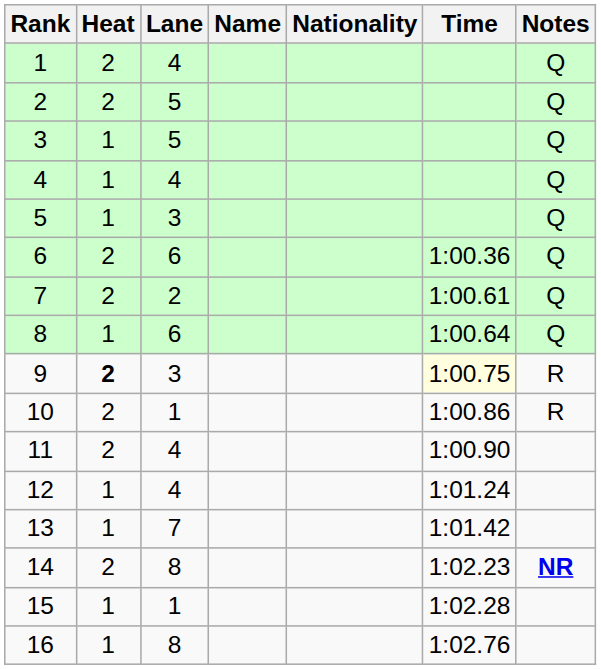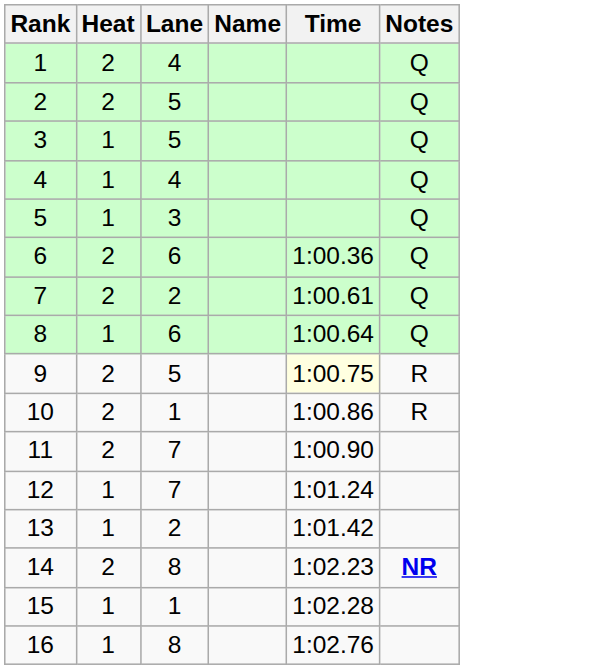- column: (355, 23)
(108, 373) bold -> (108, 373) normal
(174, 373) 3 -> (174, 373) 5
(174, 450) 4 -> (174, 450) 7
(174, 489) 4 -> (174, 489) 7
(174, 528) 7 -> (174, 528) 2
